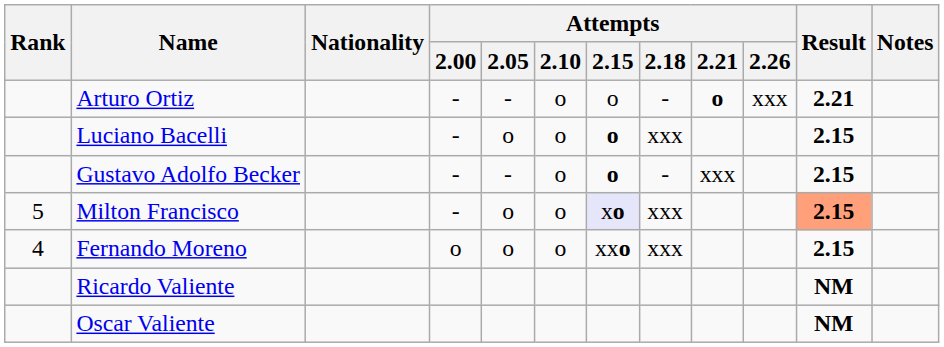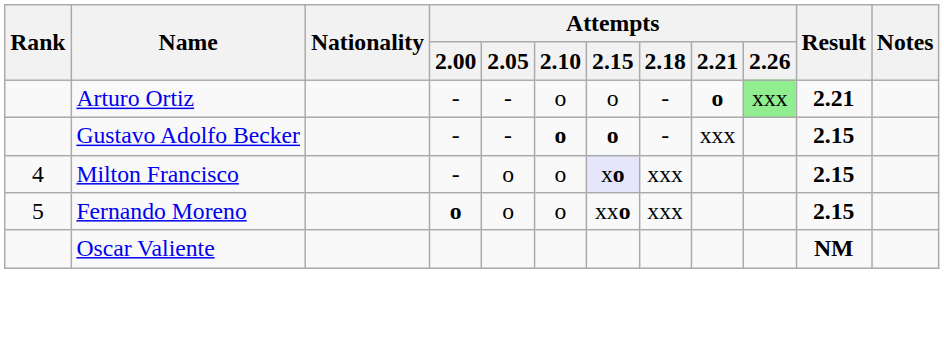(770, 98) no background -> (770, 98) lightgreen background
- row: (152, 135)
(560, 173) normal -> (560, 135) bold
(38, 211) 5 -> (38, 173) 4
(834, 211) lightsalmon background -> (834, 173) no background
(38, 248) 4 -> (38, 211) 5
(456, 248) normal -> (456, 211) bold
- row: (155, 286)
